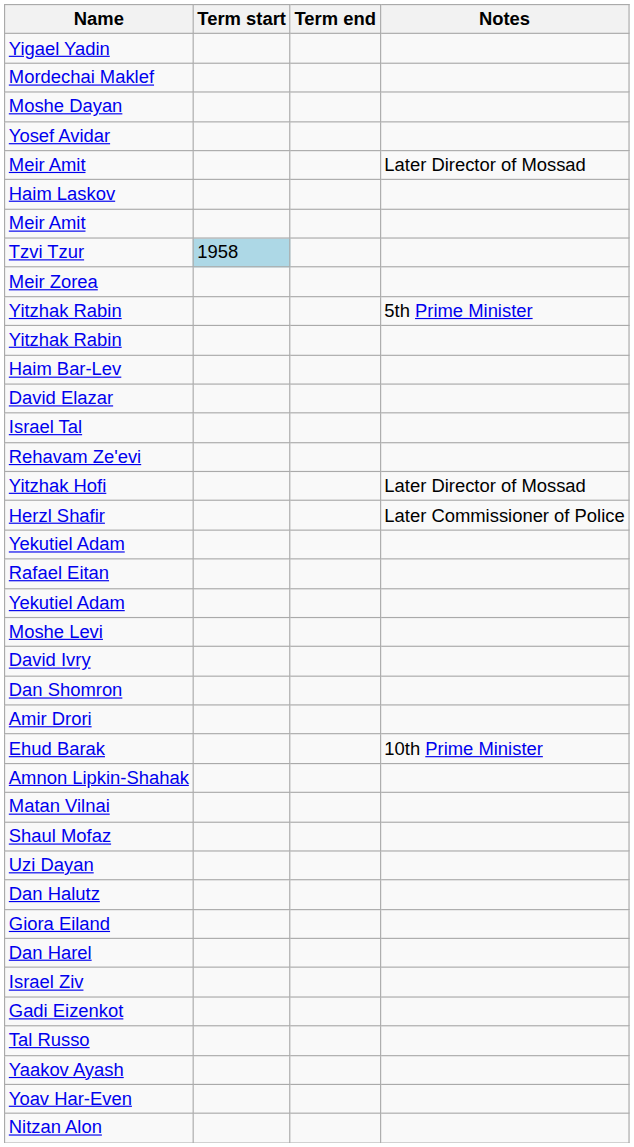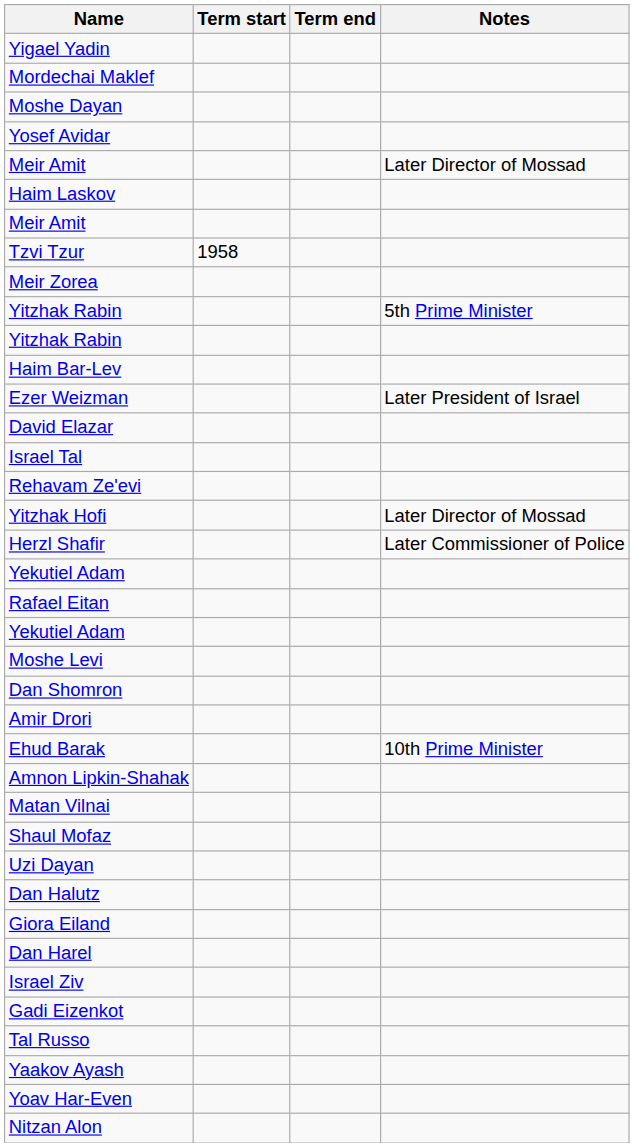(218, 252) lightblue background -> (218, 252) no background
+ row: (68, 398)
- row: (50, 661)
